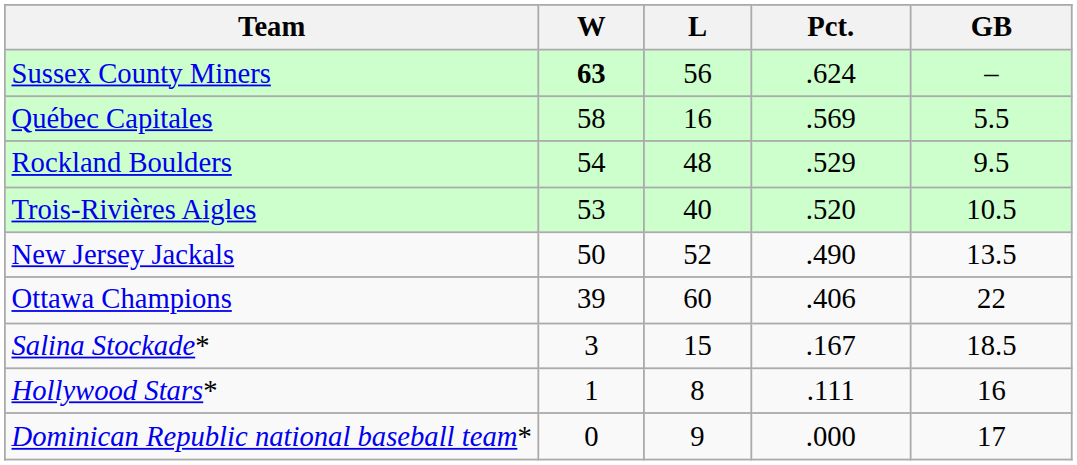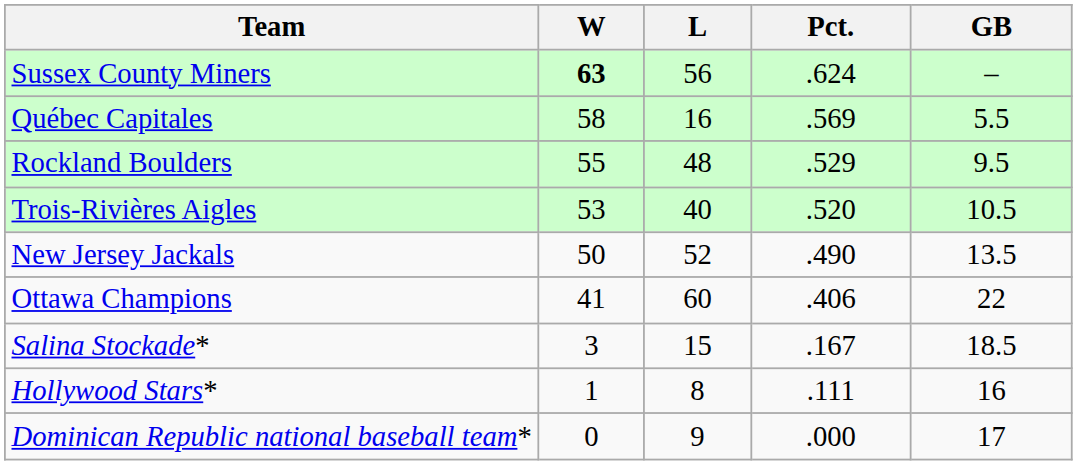(591, 163) 54 -> (591, 163) 55
(591, 299) 39 -> (591, 299) 41
